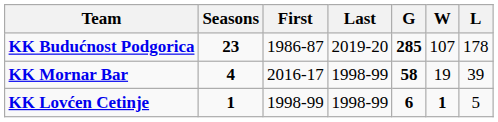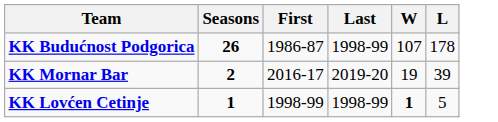- column: (409, 18)
(231, 46) 23 -> (231, 46) 26
(360, 46) 2019-20 -> (360, 46) 1998-99
(231, 74) 4 -> (231, 74) 2
(360, 74) 1998-99 -> (360, 74) 2019-20
